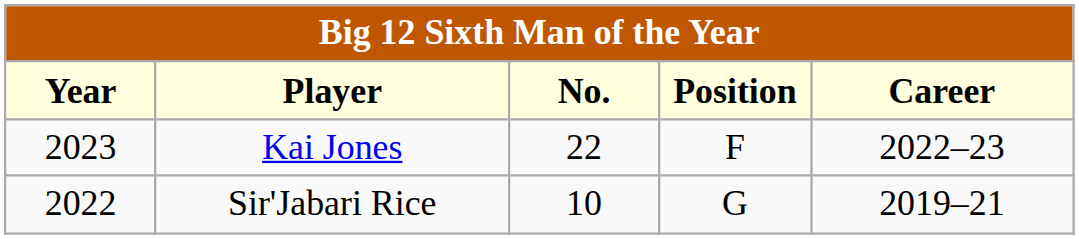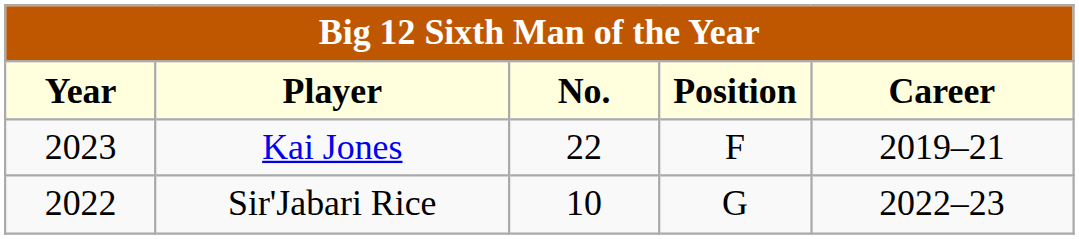(942, 146) 2022–23 -> (942, 146) 2019–21
(942, 203) 2019–21 -> (942, 203) 2022–23
